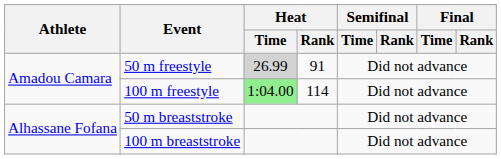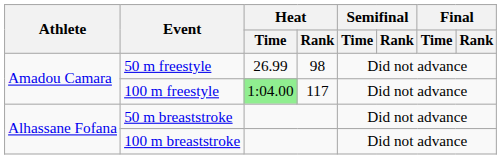(270, 66) lightgrey background -> (270, 66) no background
(317, 66) 91 -> (317, 66) 98
(317, 91) 114 -> (317, 91) 117
